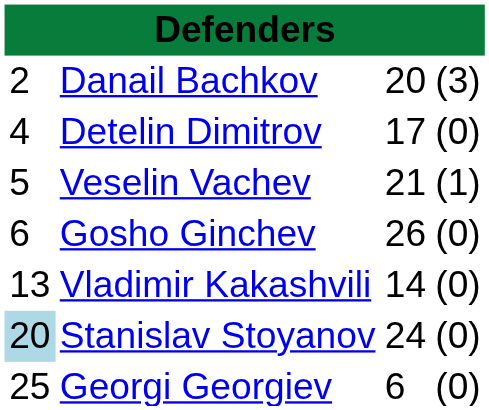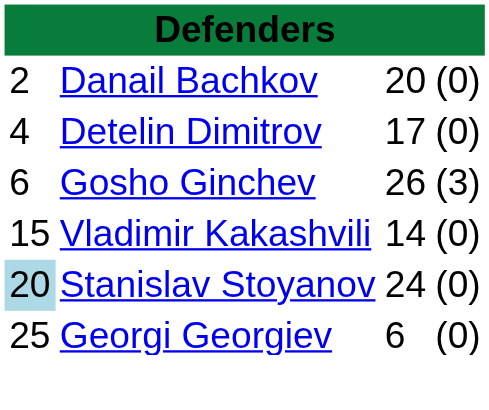(458, 80) (3) -> (458, 80) (0)
- row: (185, 182)
(458, 233) (0) -> (458, 182) (3)
(30, 284) 13 -> (30, 233) 15
